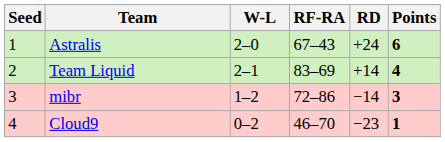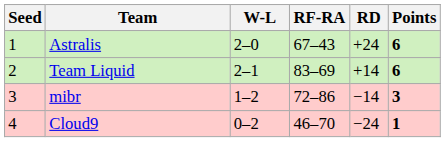(396, 70) 4 -> (396, 70) 6
(366, 123) −23 -> (366, 123) −24
